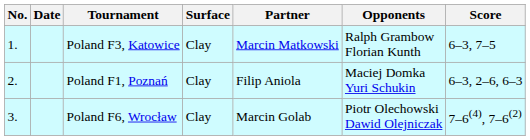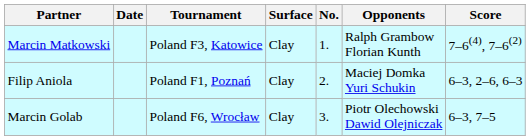columns swapped: (17, 15) <-> (287, 15)
(472, 44) 6–3, 7–5 -> (485, 44) 7–6(4), 7–6(2)
(485, 116) 7–6(4), 7–6(2) -> (472, 116) 6–3, 7–5
